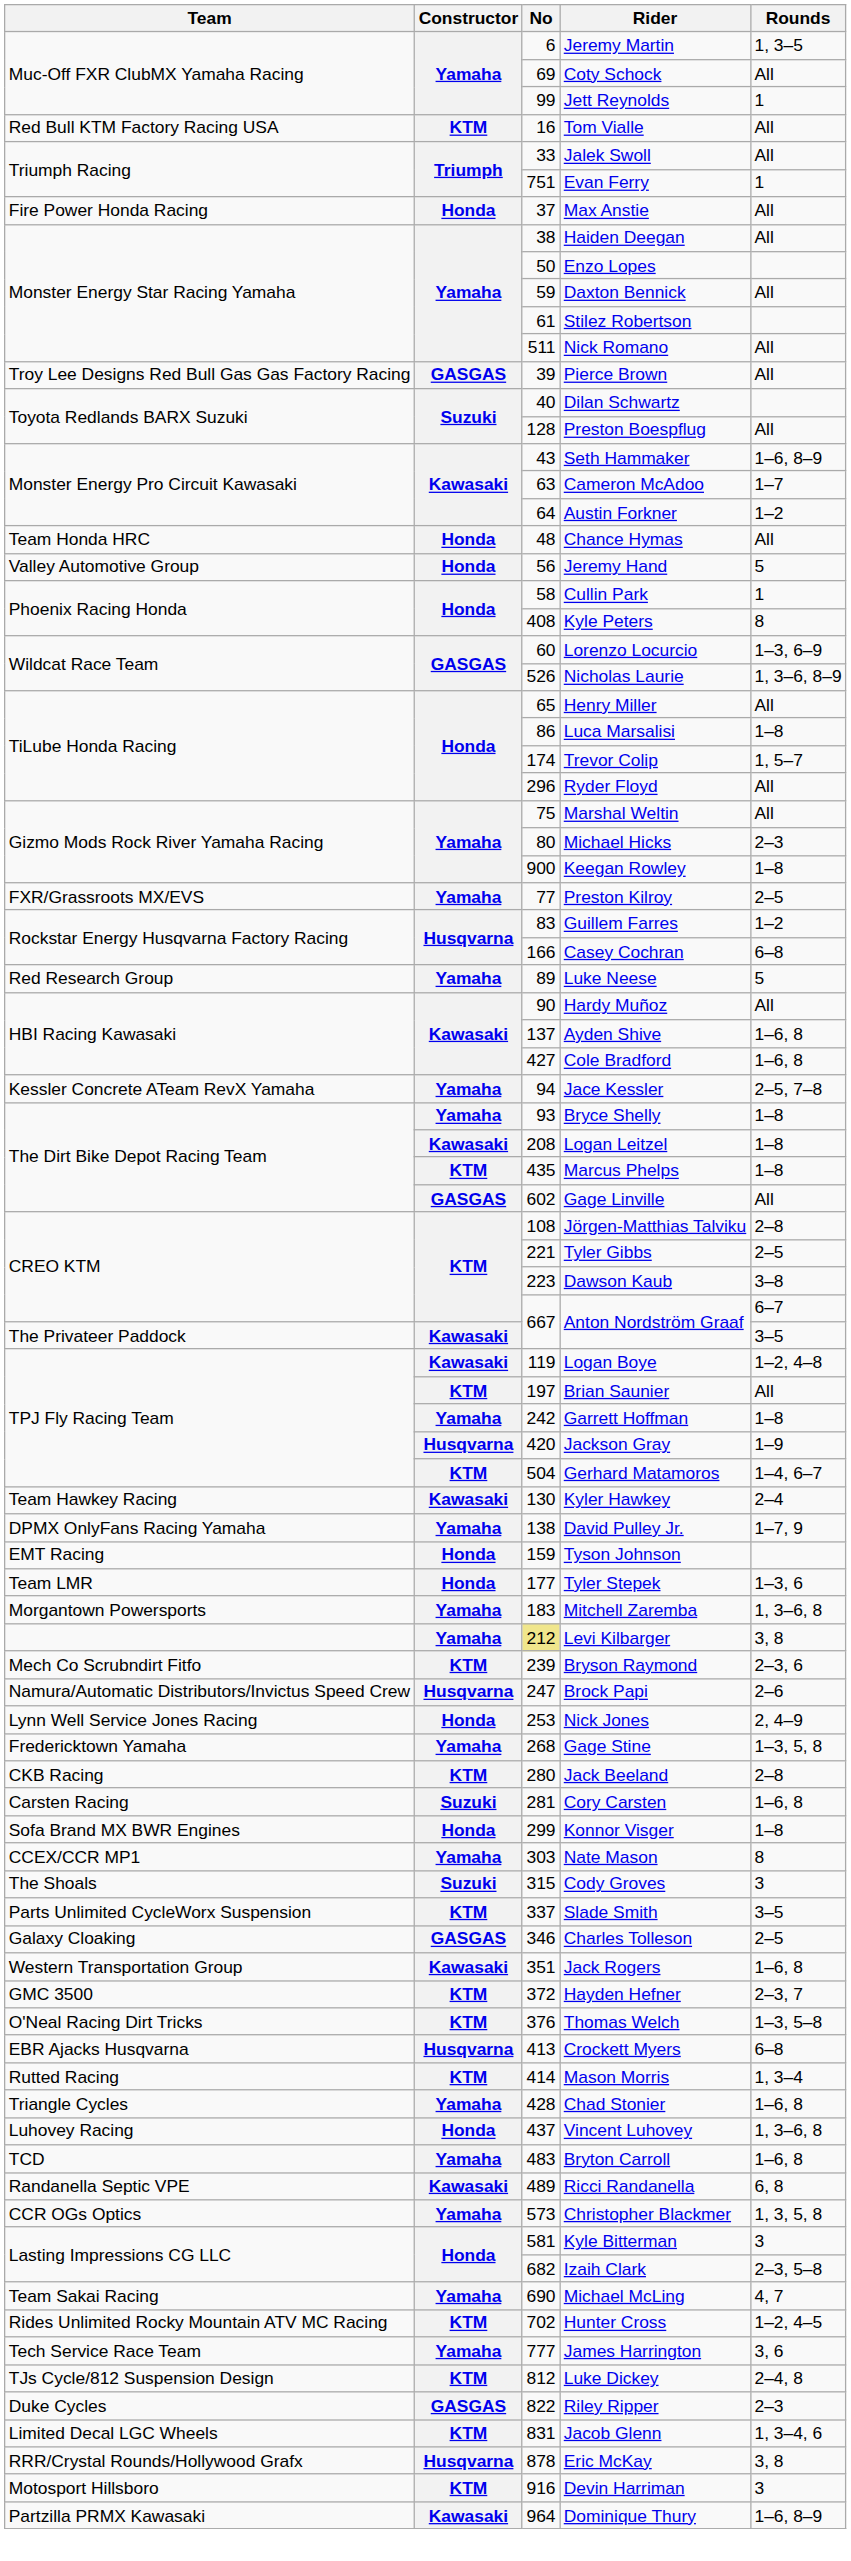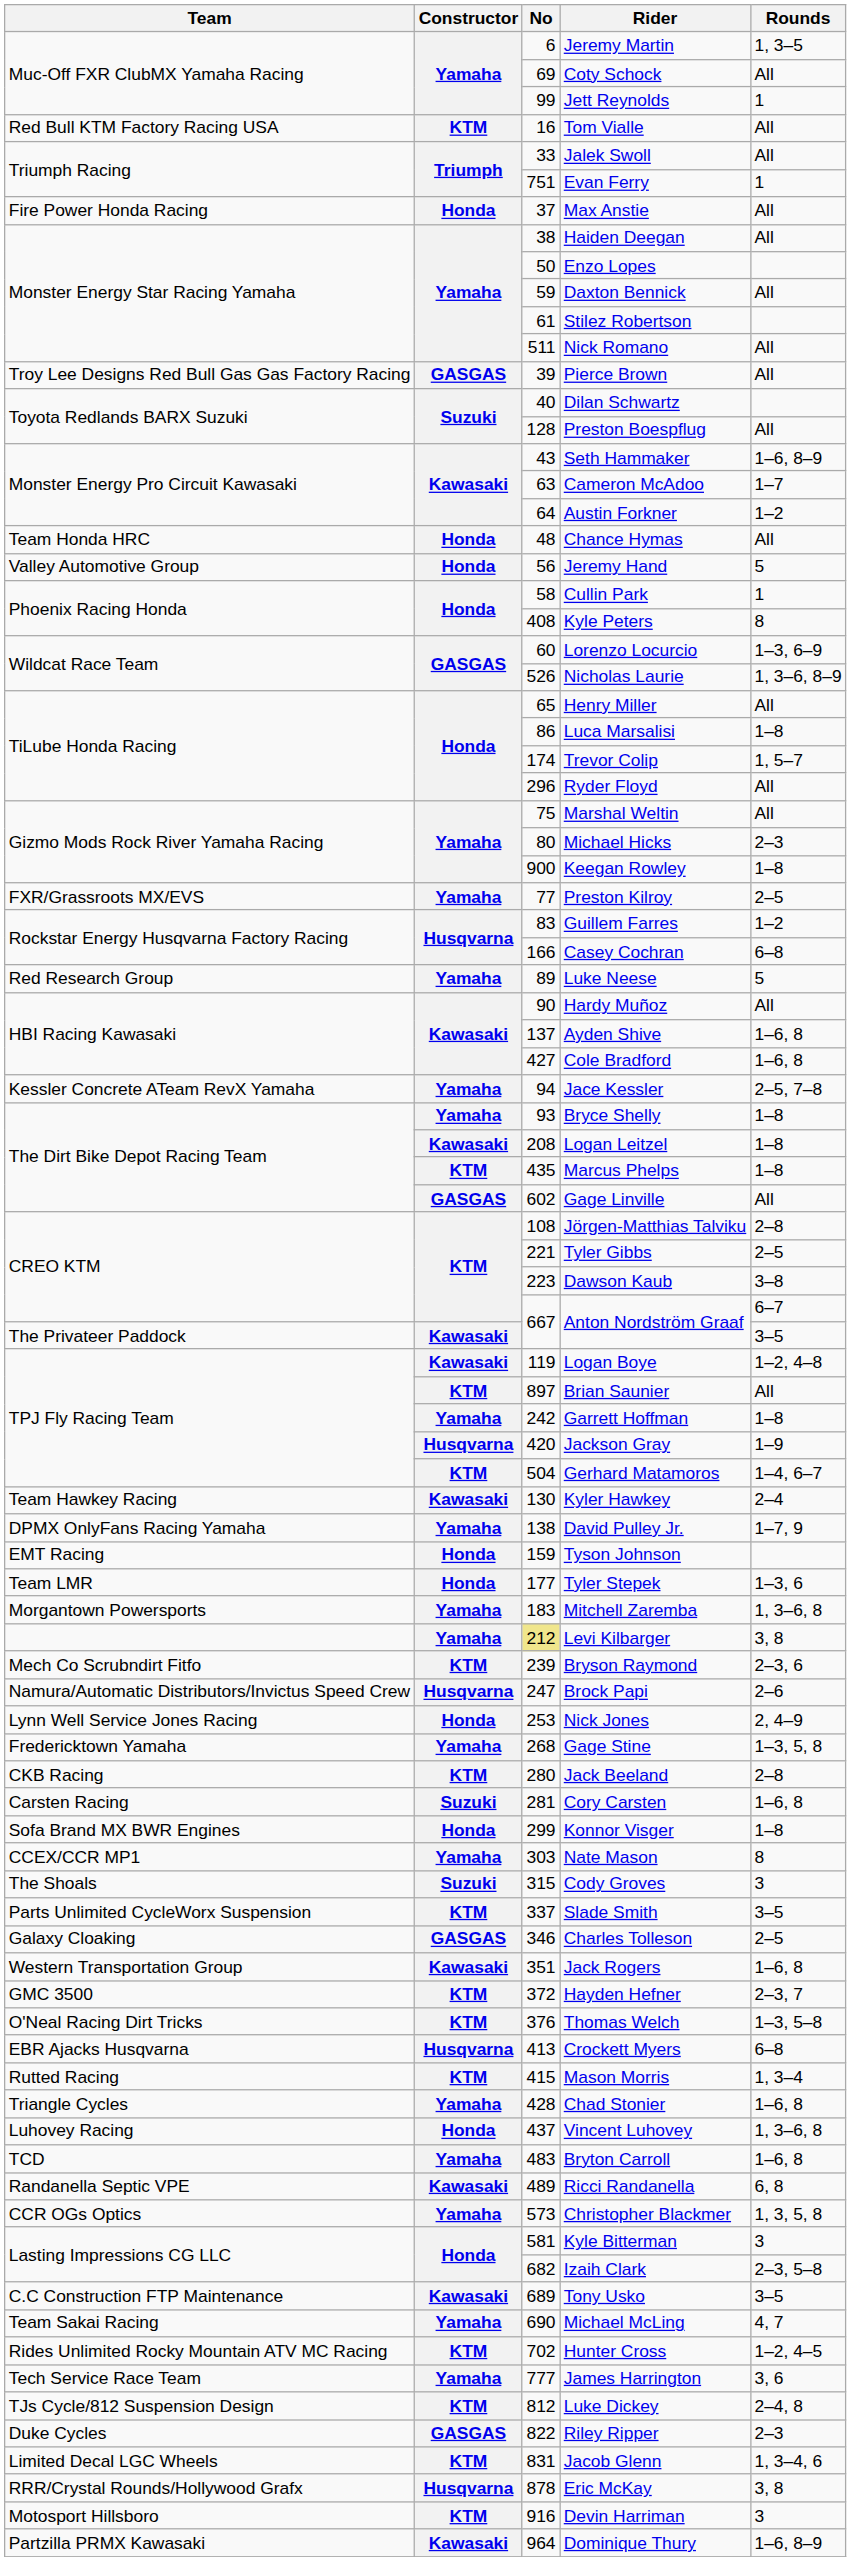(541, 1390) 197 -> (541, 1390) 897
(541, 2076) 414 -> (541, 2076) 415
+ row: (146, 2295)
